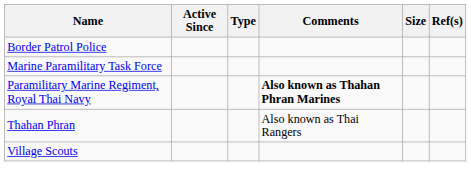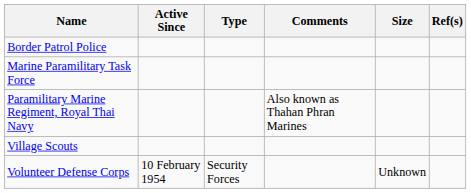(321, 92) bold -> (303, 113) normal
- row: (41, 125)
+ row: (68, 172)
